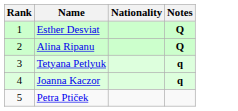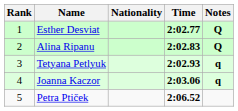+ column: (184, 13)
